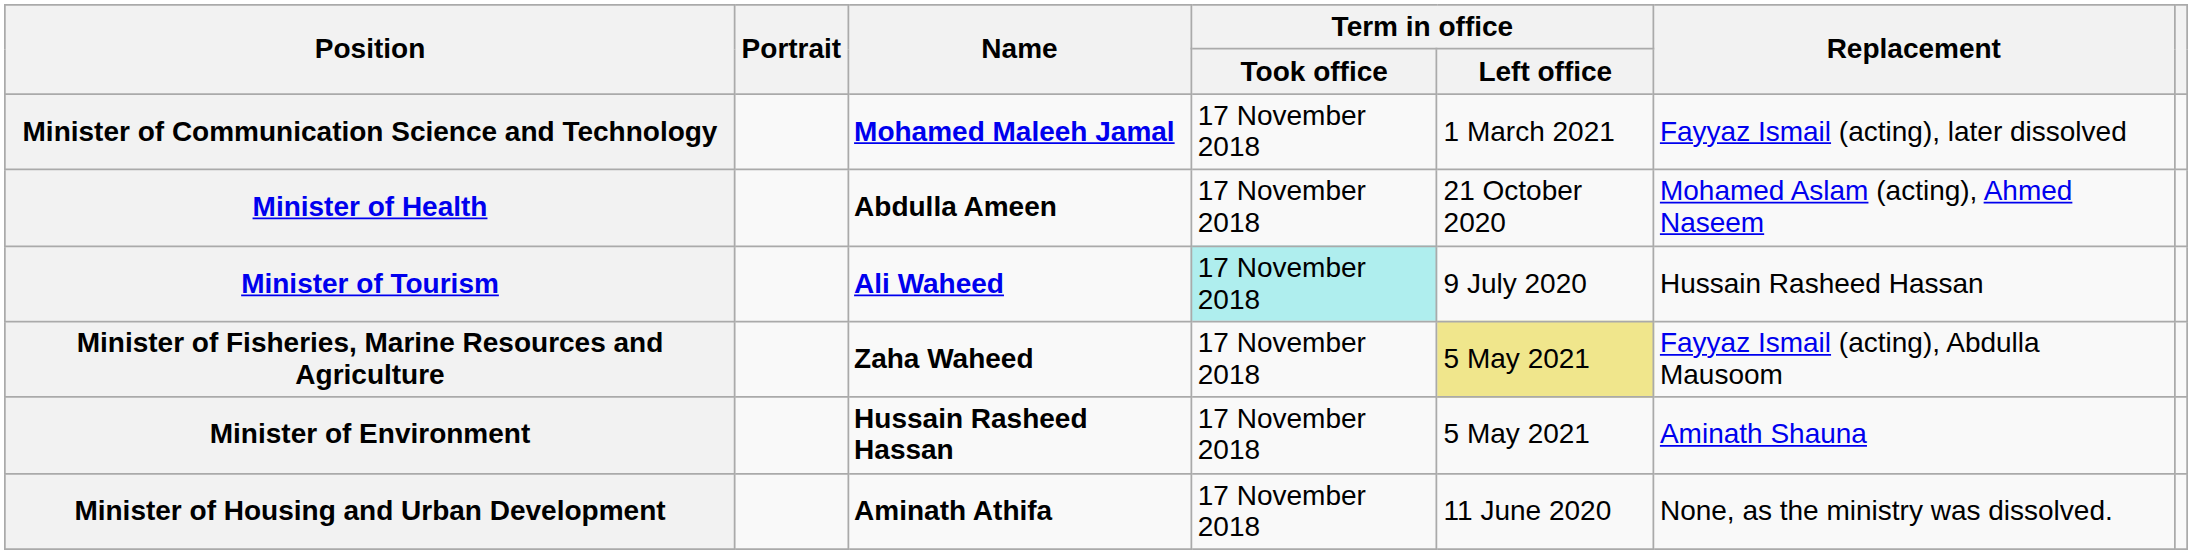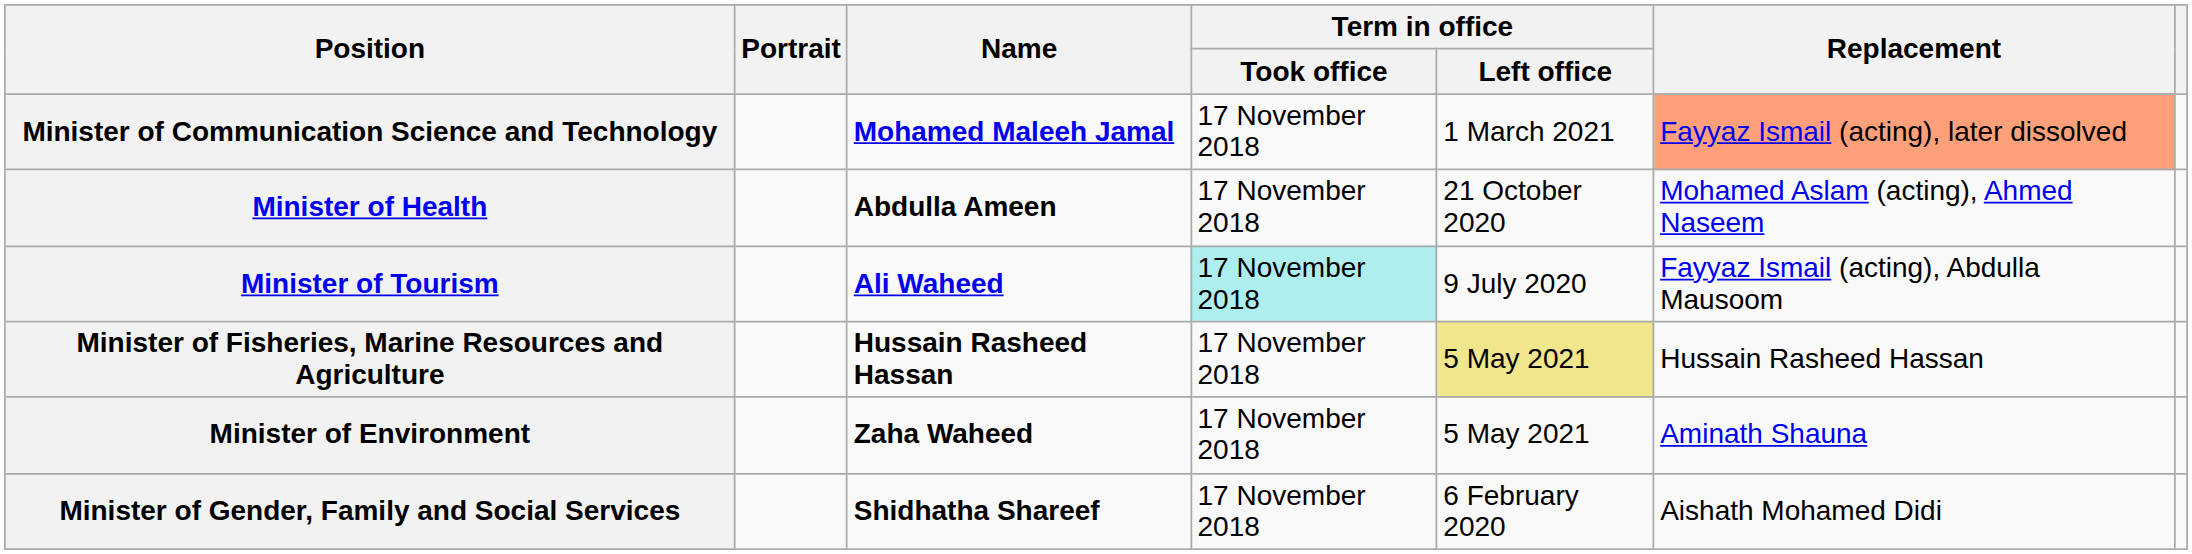(1893, 131) no background -> (1894, 131) lightsalmon background
(1822, 283) Hussain Rasheed Hassan -> (1850, 283) Fayyaz Ismail (acting), Abdulla Mausoom
(944, 358) Zaha Waheed -> (970, 358) Hussain Rasheed Hassan
(1850, 358) Fayyaz Ismail (acting), Abdulla Mausoom -> (1822, 358) Hussain Rasheed Hassan
(971, 434) Hussain Rasheed Hassan -> (943, 434) Zaha Waheed
- row: (370, 510)
+ row: (370, 510)
